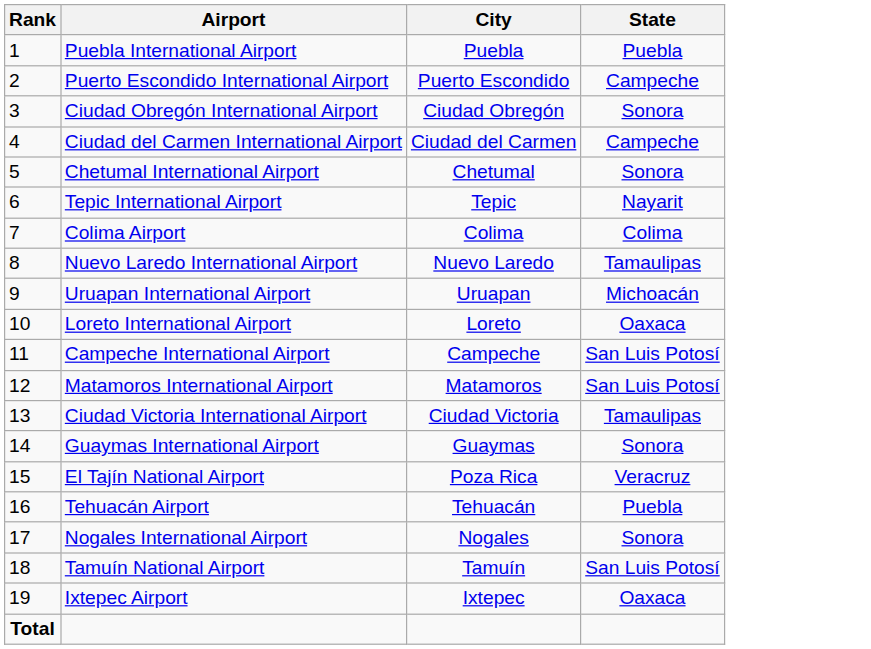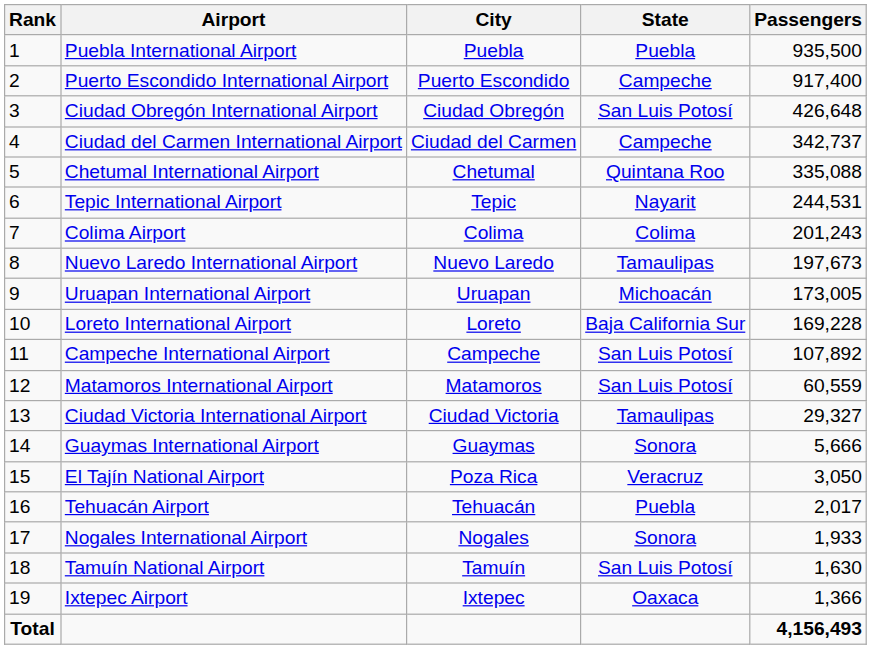+ column: (808, 19)
(652, 111) Sonora -> (665, 111) San Luis Potosí
(652, 171) Sonora -> (665, 171) Quintana Roo
(652, 324) Oaxaca -> (665, 324) Baja California Sur
